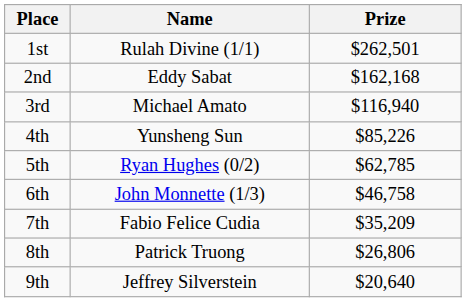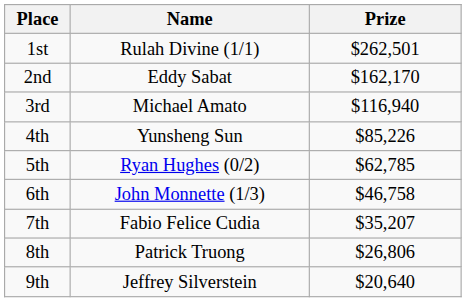(385, 77) $162,168 -> (385, 77) $162,170
(385, 223) $35,209 -> (385, 223) $35,207
